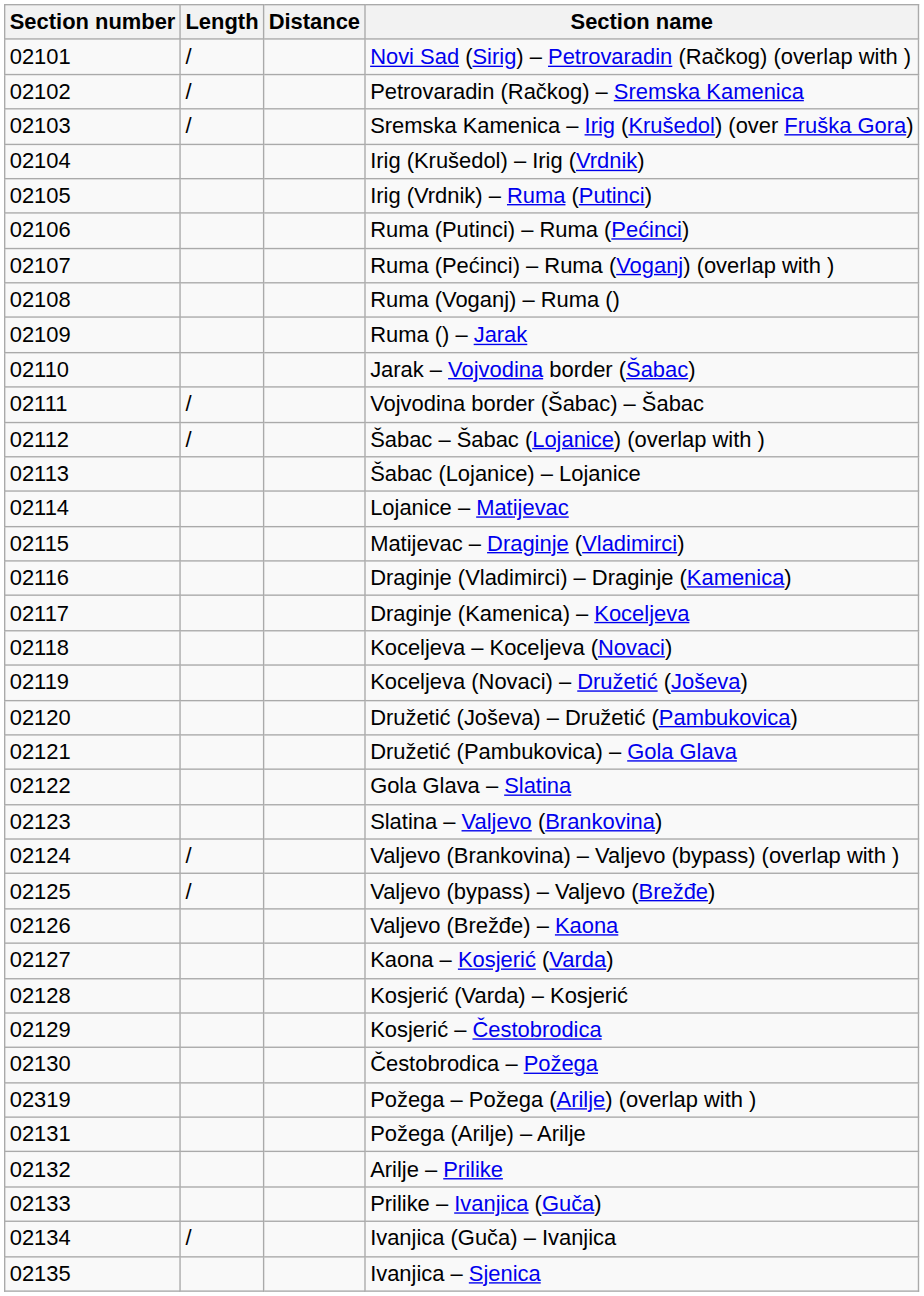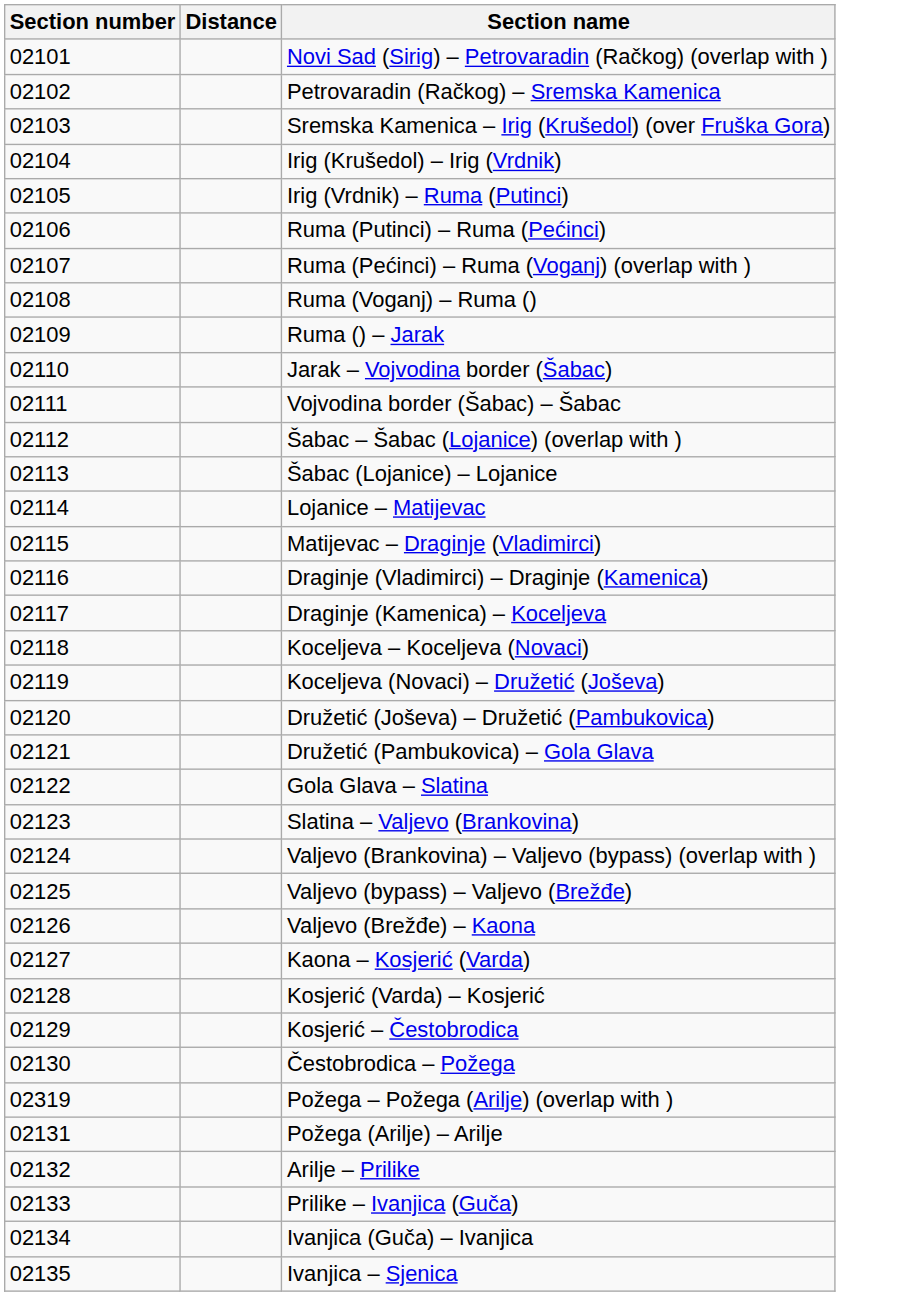- column: (222, 21)
